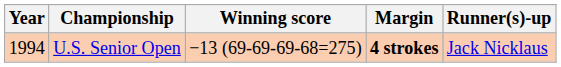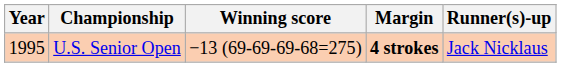(27, 47) 1994 -> (27, 47) 1995
